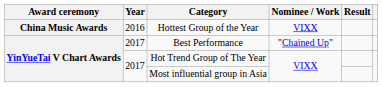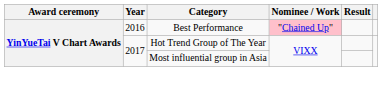- row: (208, 27)
(135, 43) 2017 -> (135, 27) 2016
(305, 43) no background -> (305, 27) pink background
